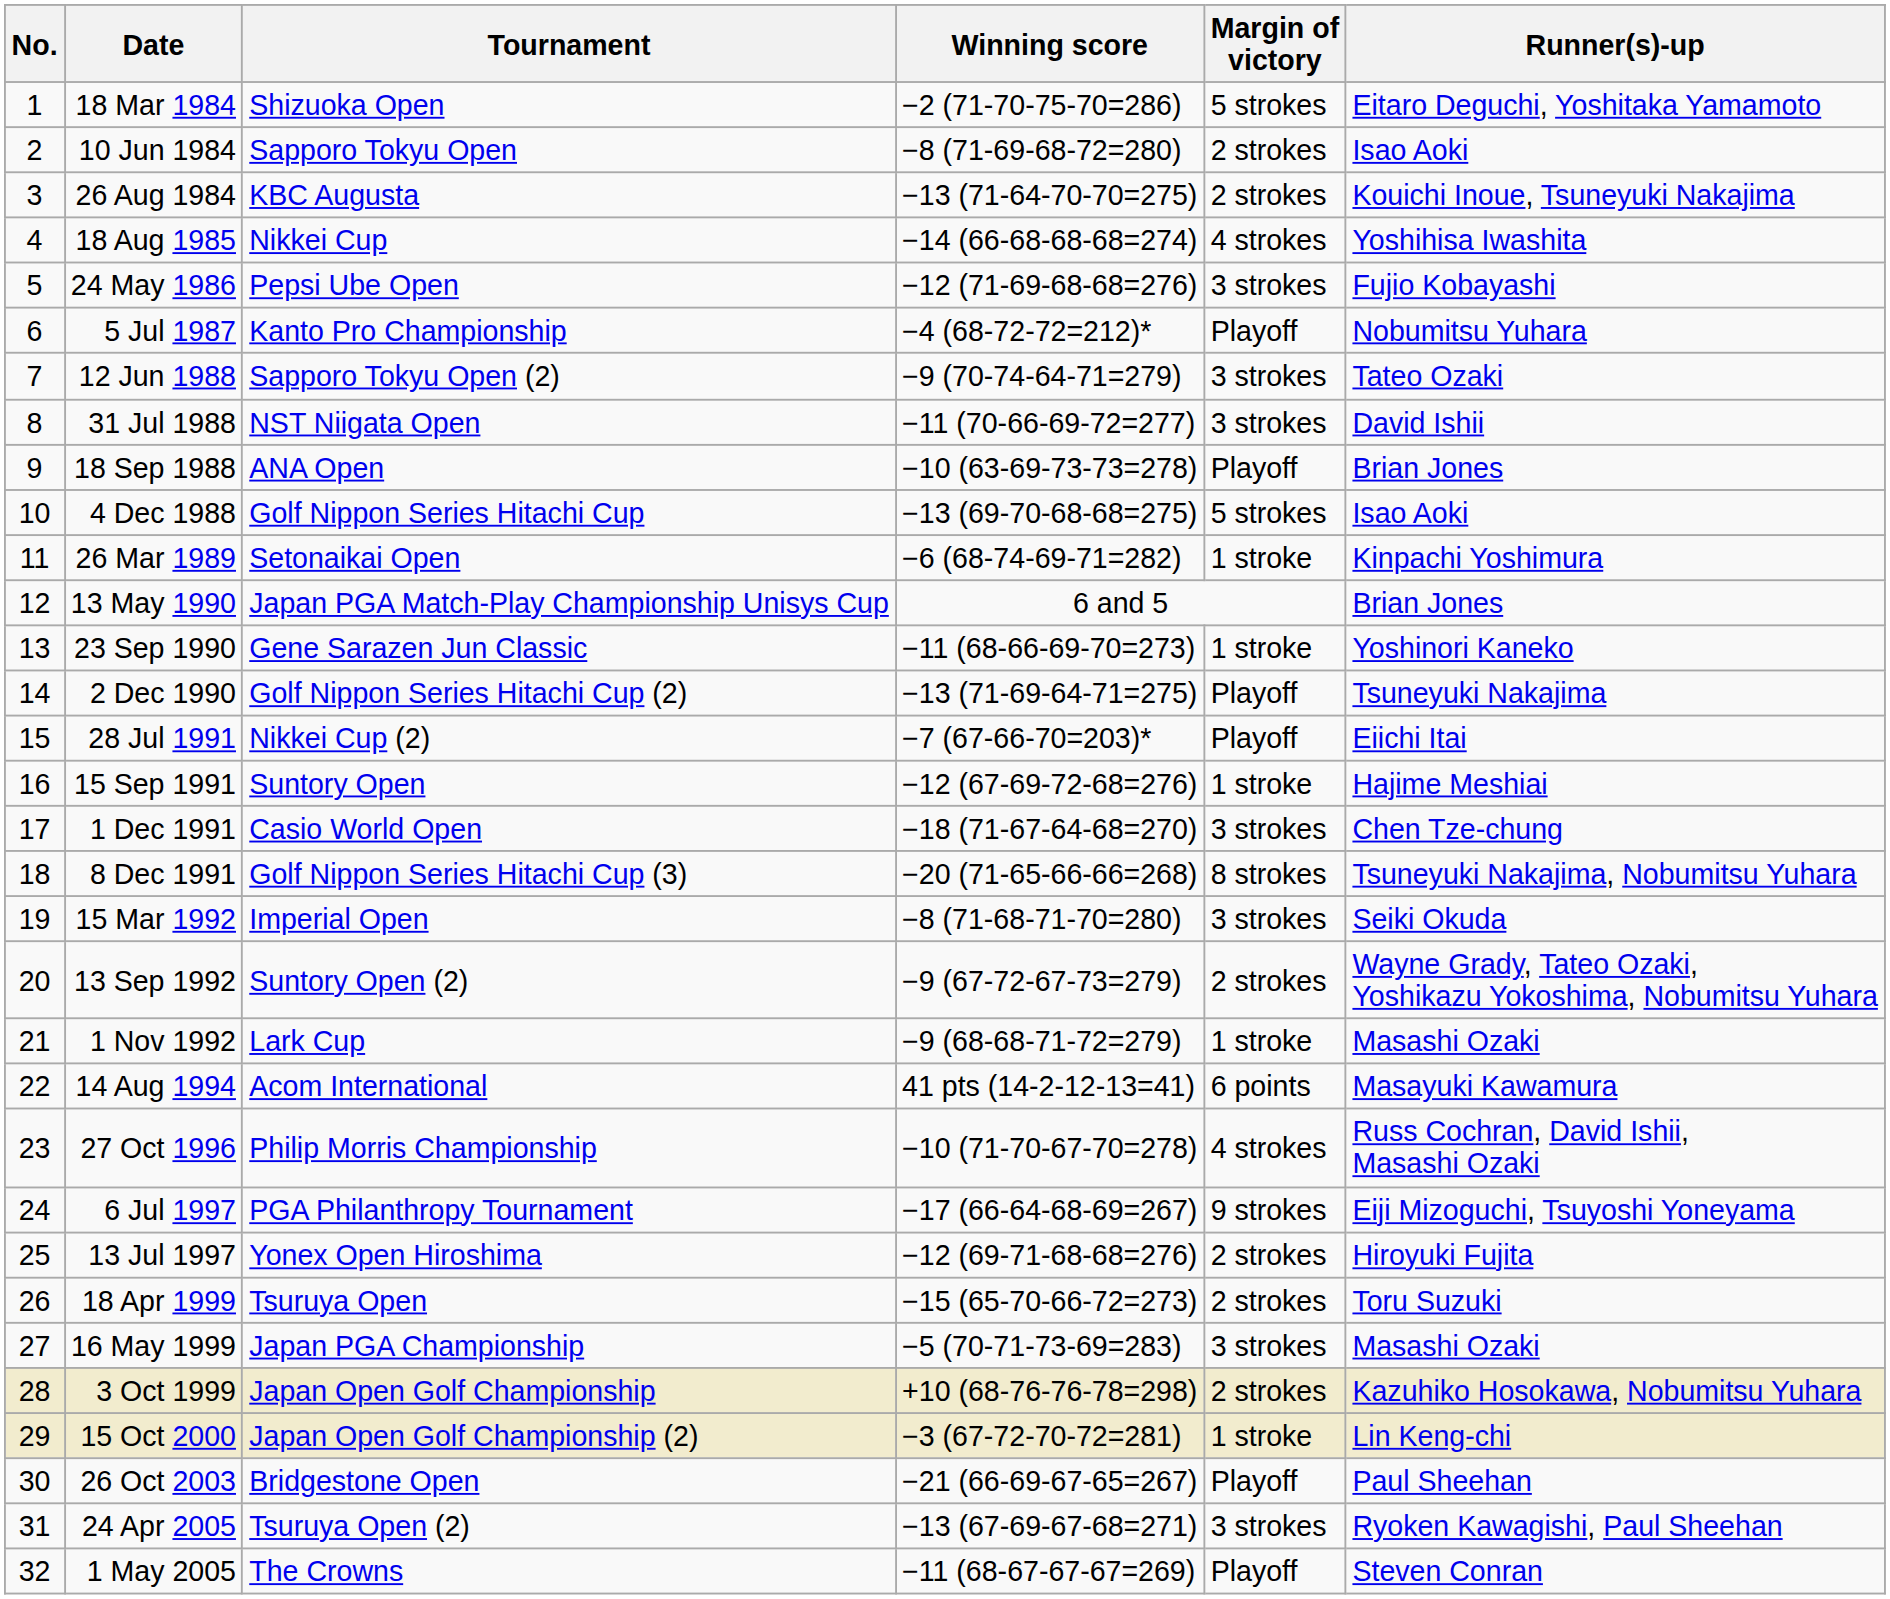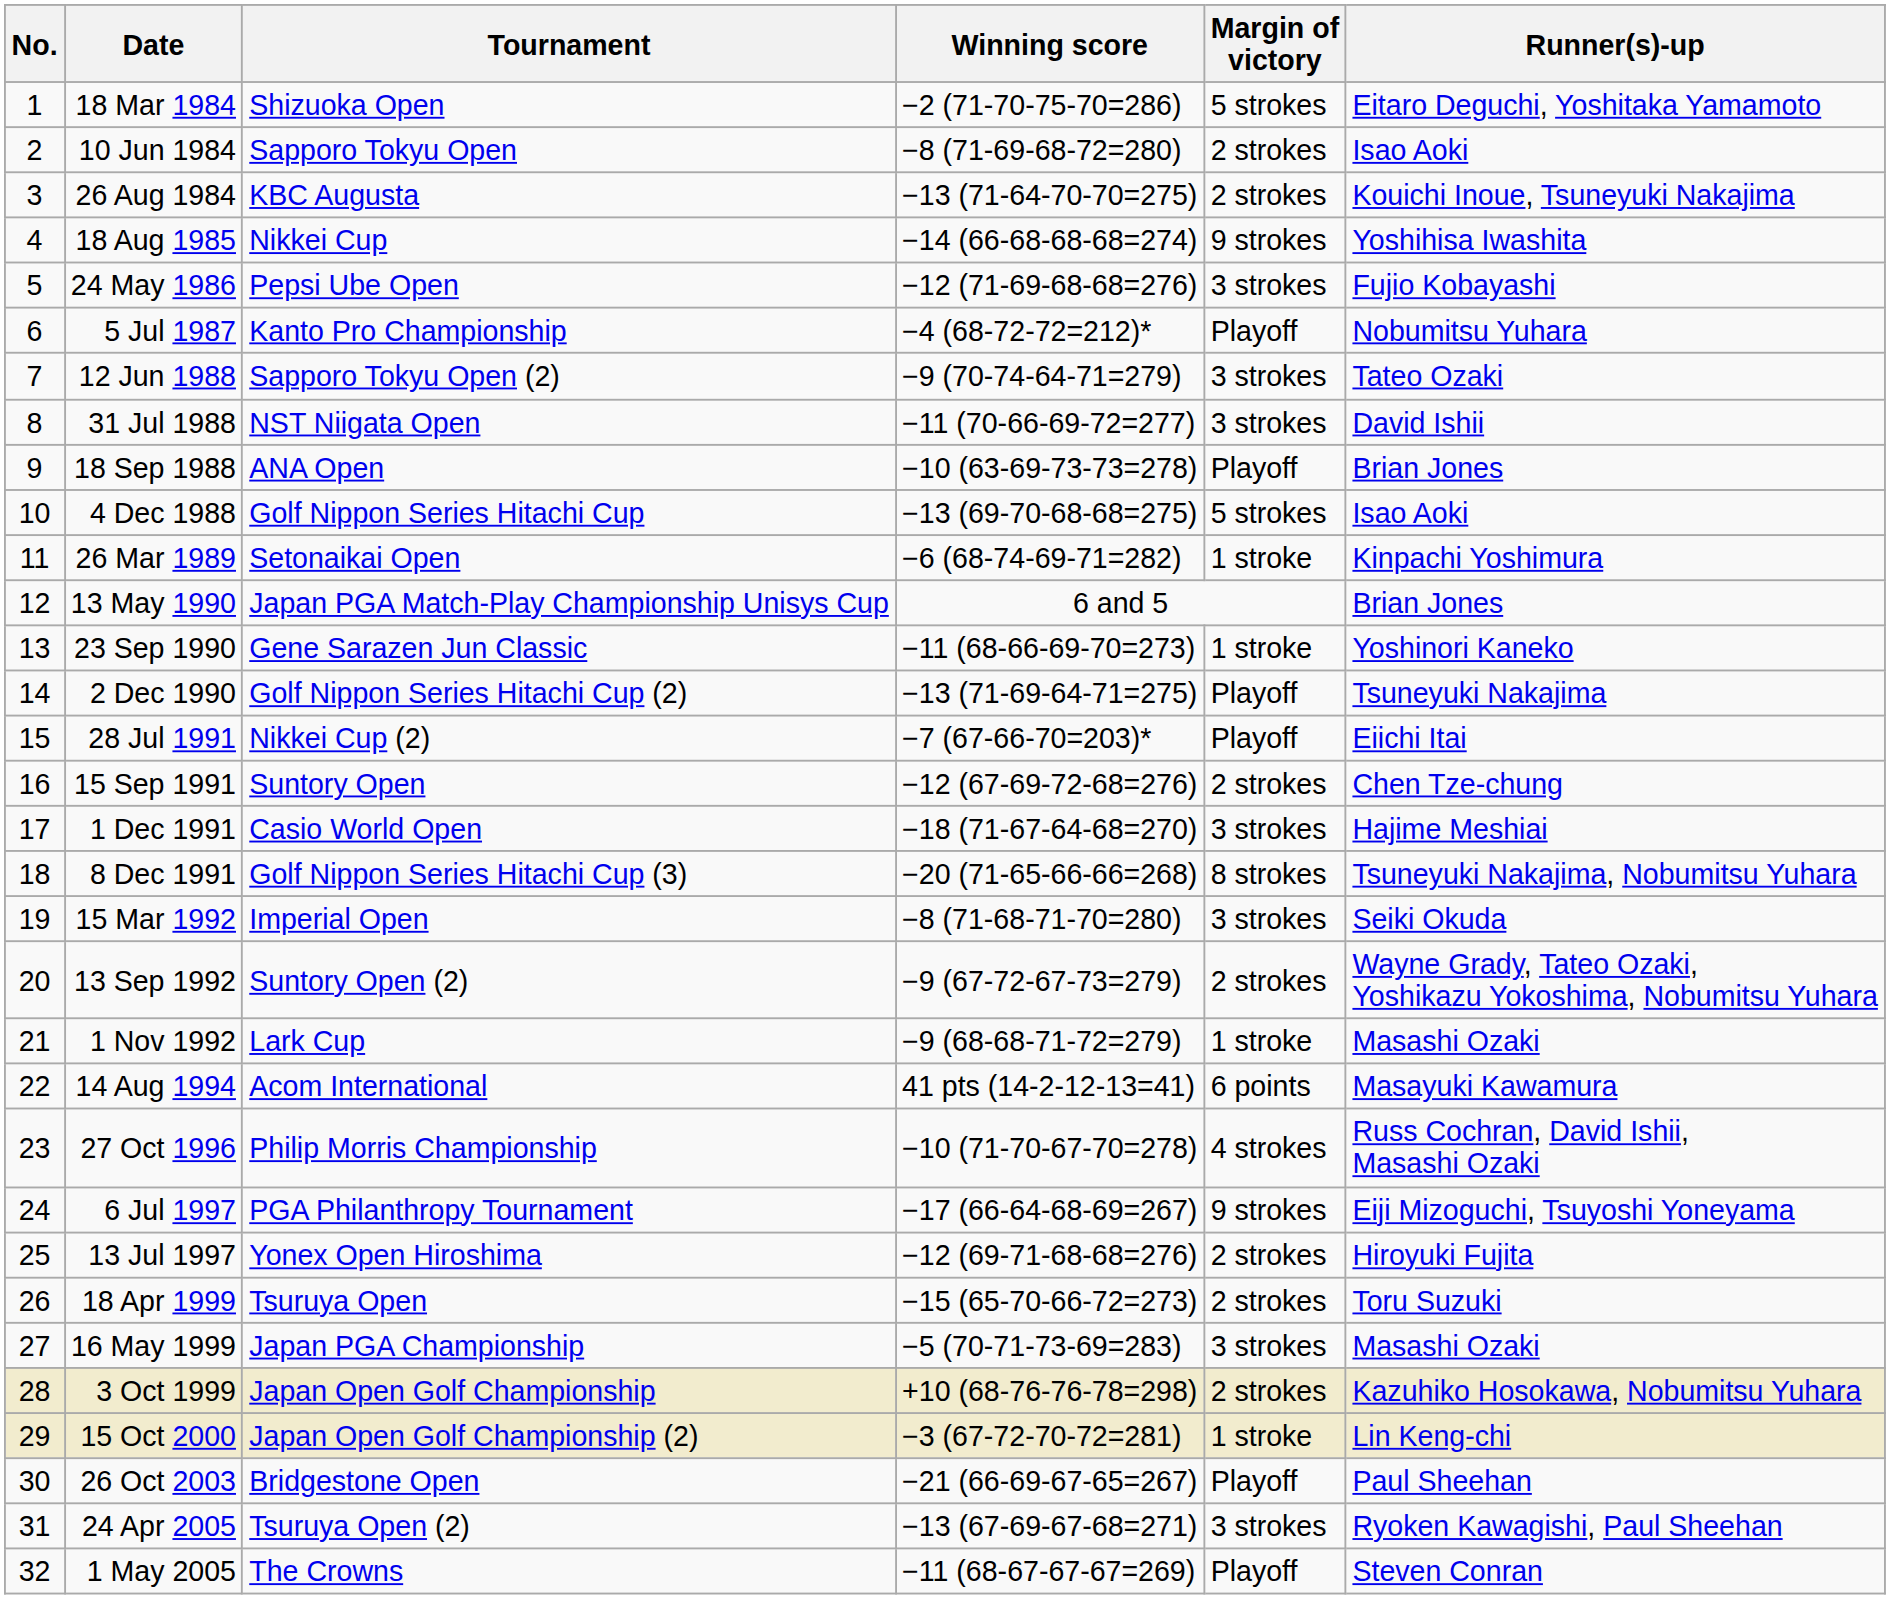(1269, 241) 4 strokes -> (1269, 241) 9 strokes
(1261, 784) 1 stroke -> (1269, 784) 2 strokes
(1450, 784) Hajime Meshiai -> (1458, 784) Chen Tze-chung
(1458, 829) Chen Tze-chung -> (1450, 829) Hajime Meshiai
